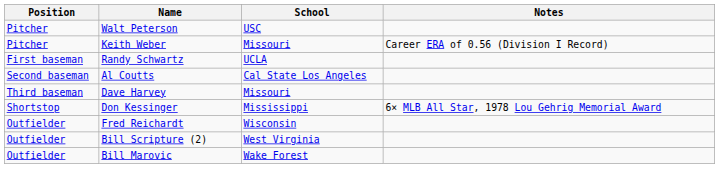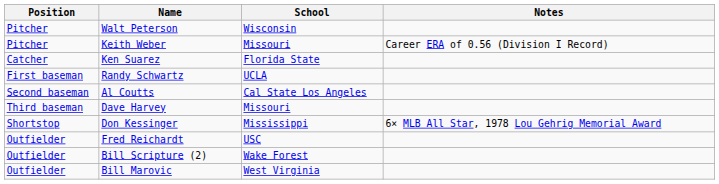(252, 28) USC -> (270, 28) Wisconsin
+ row: (131, 60)
(270, 124) Wisconsin -> (252, 139) USC
(282, 139) West Virginia -> (276, 155) Wake Forest
(276, 155) Wake Forest -> (282, 171) West Virginia
